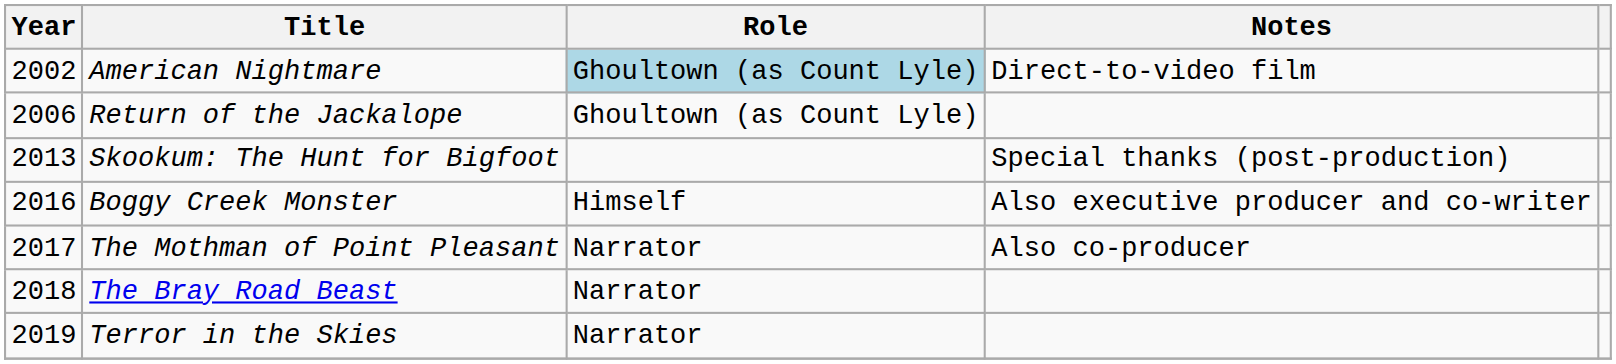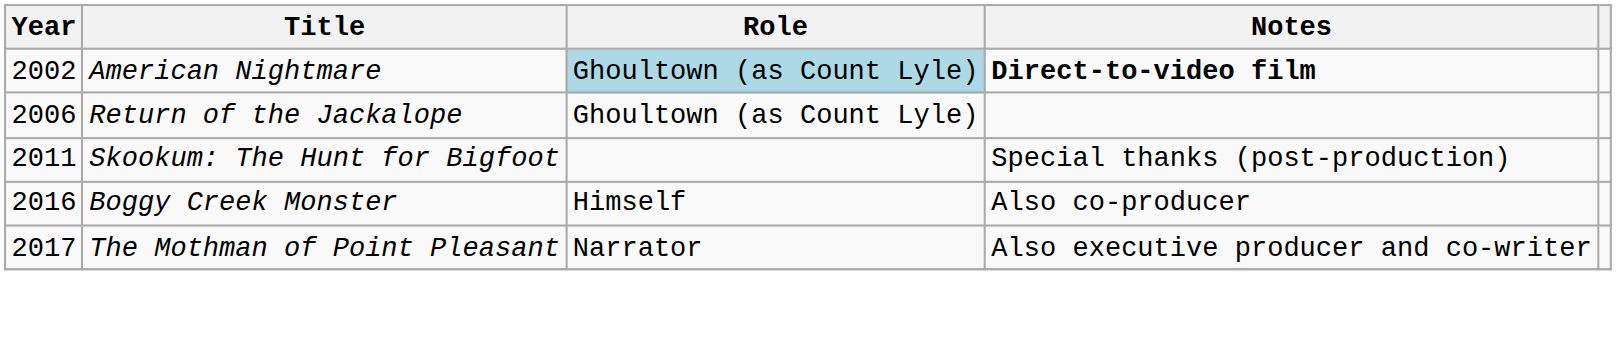(1154, 71) normal -> (1154, 71) bold
(44, 159) 2013 -> (44, 159) 2011
(1292, 203) Also executive producer and co-writer -> (1121, 203) Also co-producer
(1121, 247) Also co-producer -> (1292, 247) Also executive producer and co-writer
- row: (243, 291)
- row: (243, 336)
